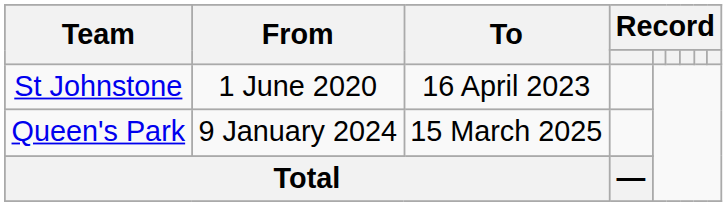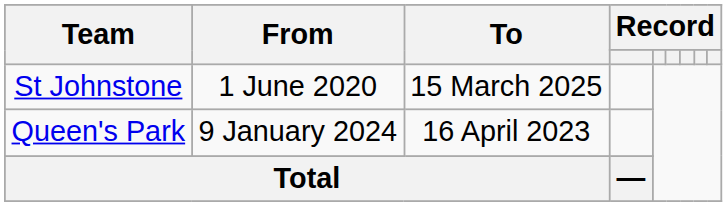(506, 86) 16 April 2023 -> (506, 86) 15 March 2025
(506, 131) 15 March 2025 -> (506, 131) 16 April 2023
